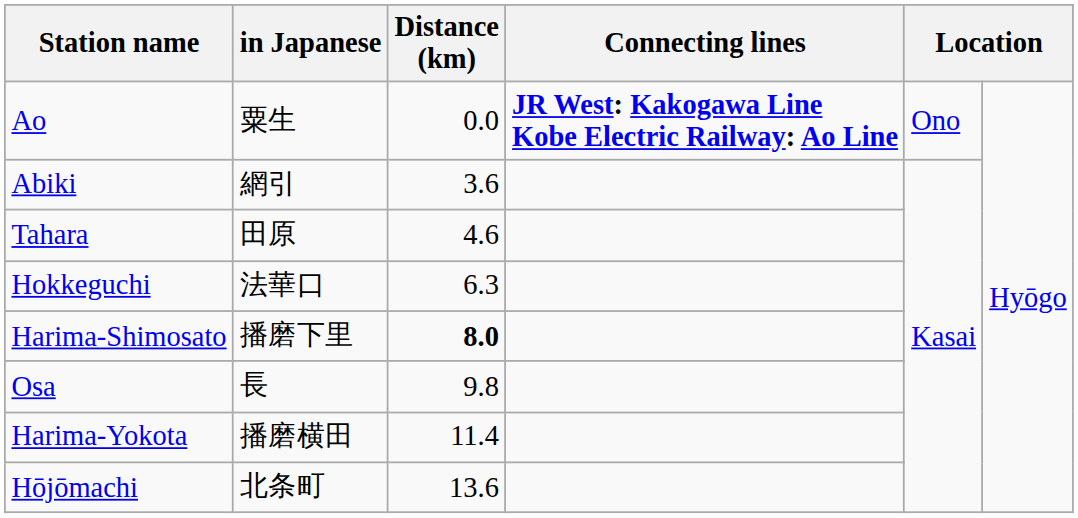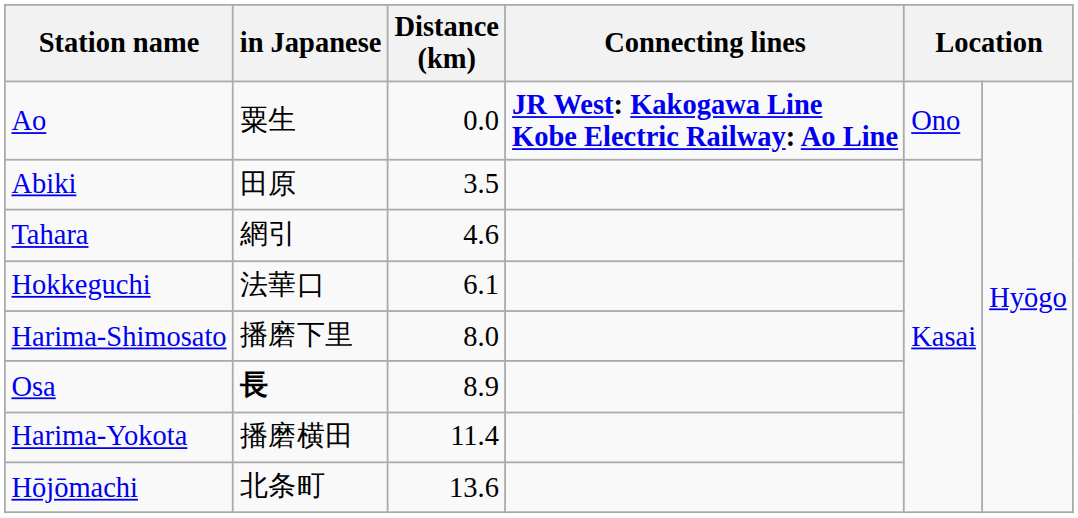(268, 183) 網引 -> (268, 183) 田原
(481, 184) 3.6 -> (481, 184) 3.5
(268, 233) 田原 -> (268, 233) 網引
(481, 285) 6.3 -> (481, 285) 6.1
(481, 335) bold -> (481, 335) normal
(254, 385) normal -> (254, 385) bold
(481, 386) 9.8 -> (481, 386) 8.9
